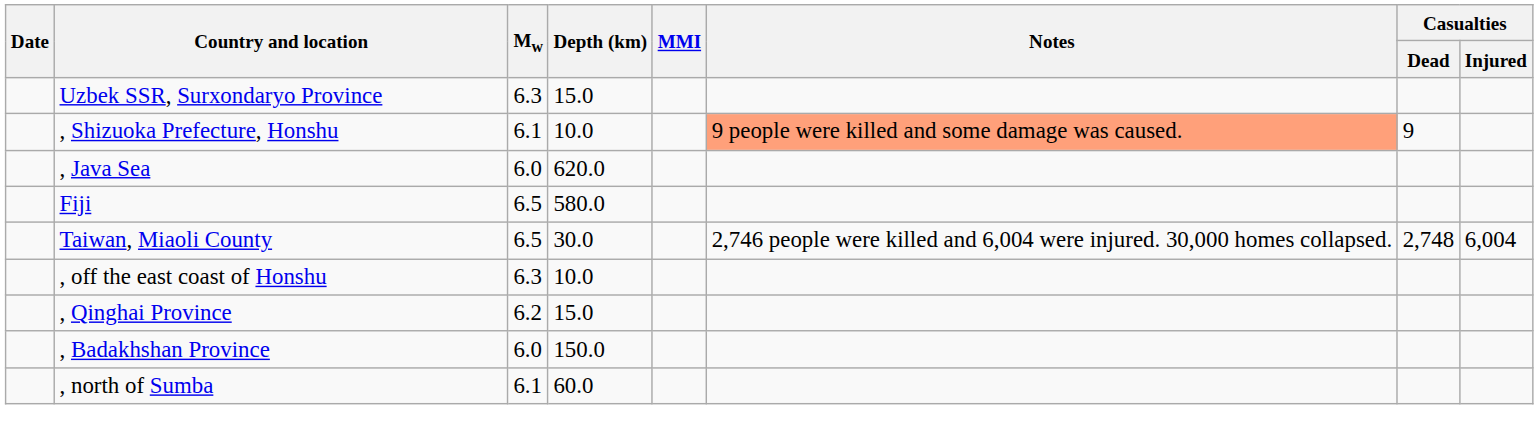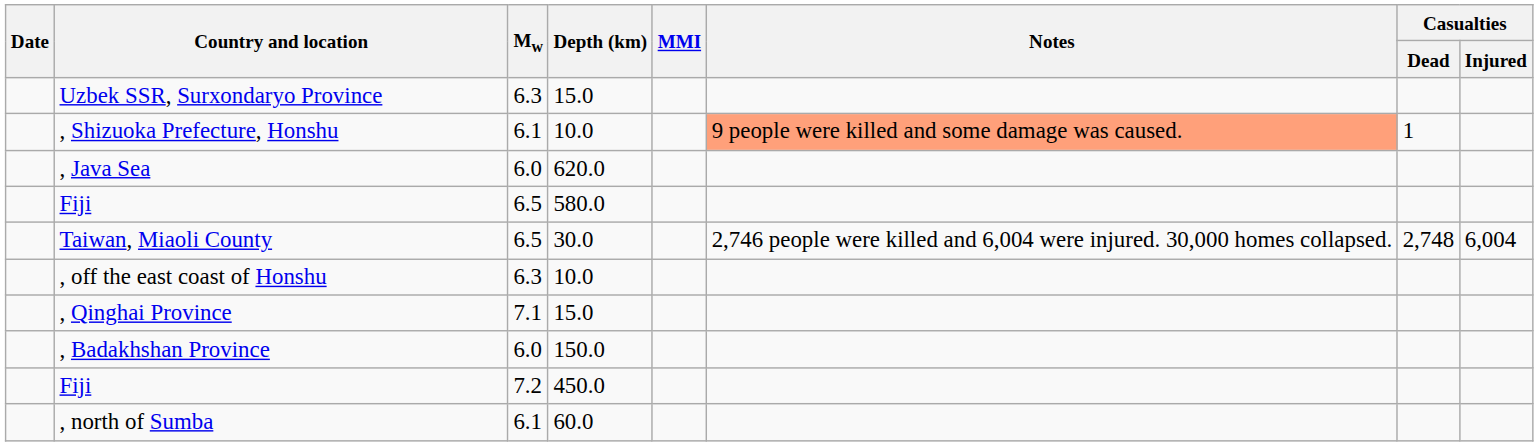(1408, 131) 9 -> (1408, 131) 1
(528, 312) 6.2 -> (528, 312) 7.1
+ row: (75, 385)
